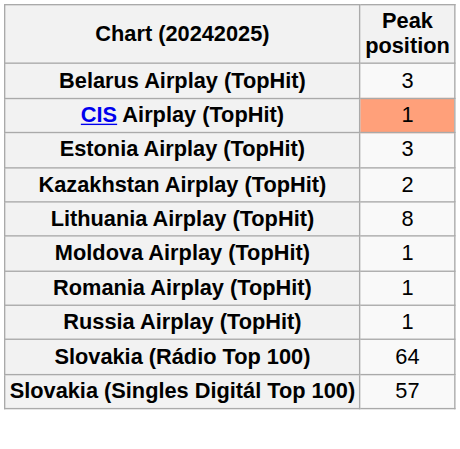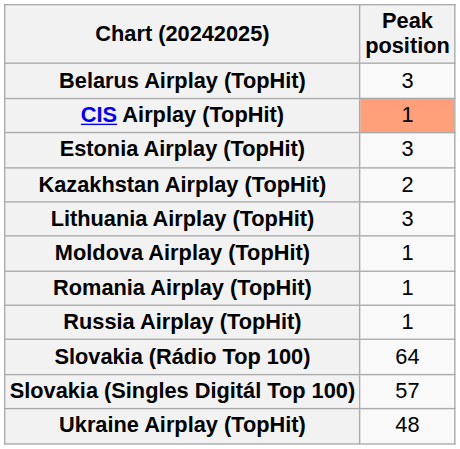(407, 218) 8 -> (407, 218) 3
+ row: (182, 425)
